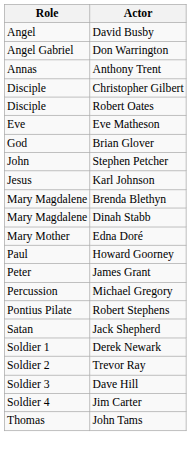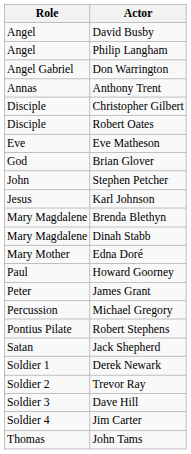+ row: (130, 50)
